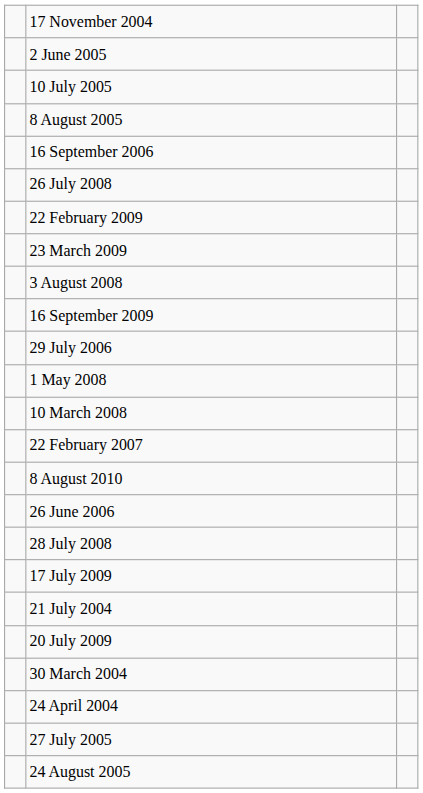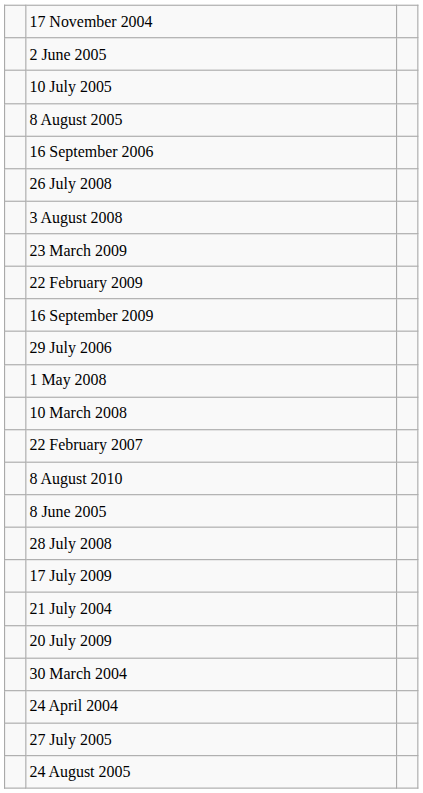rows swapped: (76, 282) <-> (86, 217)
- row: (72, 511)
+ row: (68, 511)
